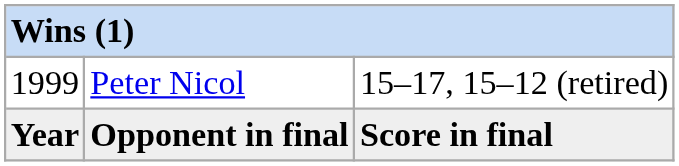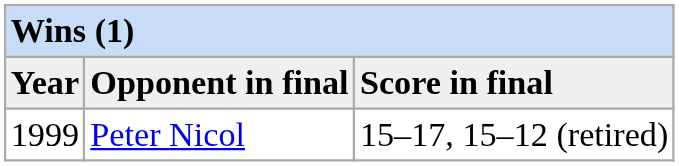rows swapped: (45, 133) <-> (45, 82)
